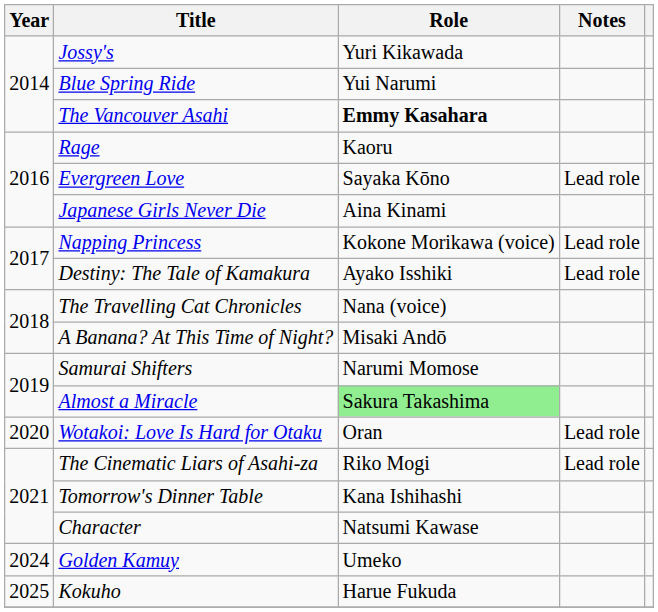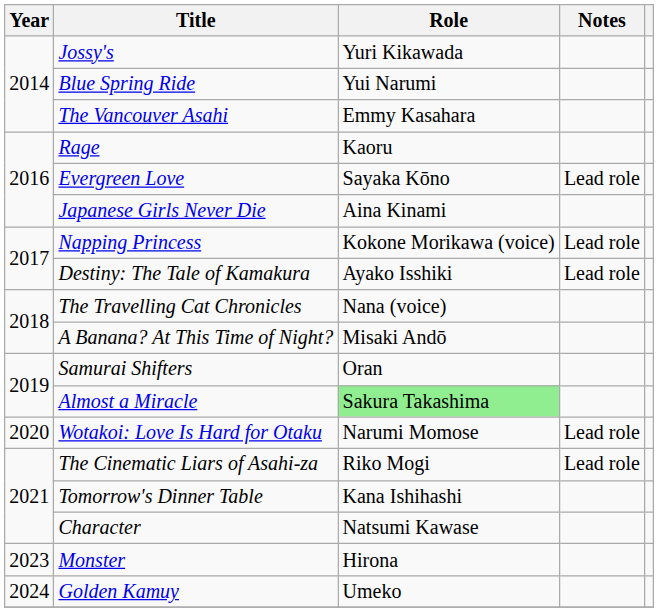(415, 115) bold -> (409, 115) normal
(411, 369) Narumi Momose -> (363, 369) Oran
(363, 432) Oran -> (411, 432) Narumi Momose
+ row: (92, 559)
- row: (90, 591)
